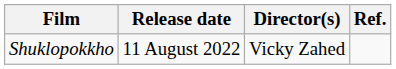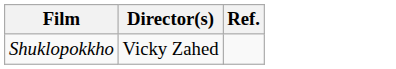- column: (181, 19)
